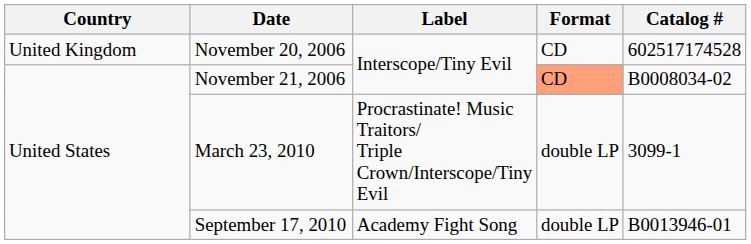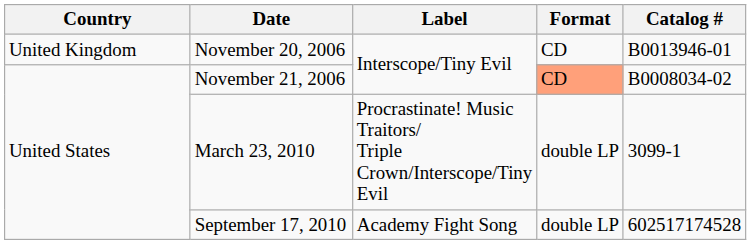(684, 49) 602517174528 -> (680, 49) B0013946-01
(680, 224) B0013946-01 -> (684, 224) 602517174528
